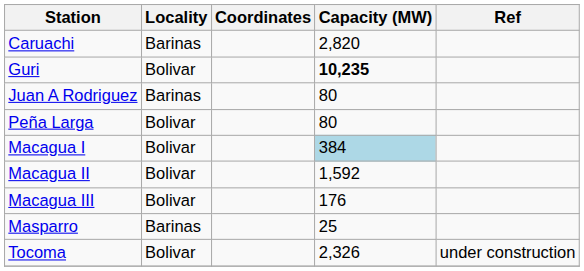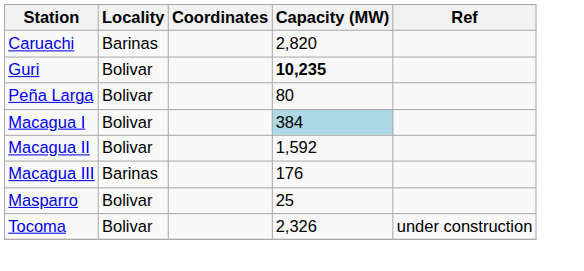- row: (73, 95)
(170, 200) Bolivar -> (130, 174) Barinas
(173, 226) Barinas -> (127, 200) Bolivar
